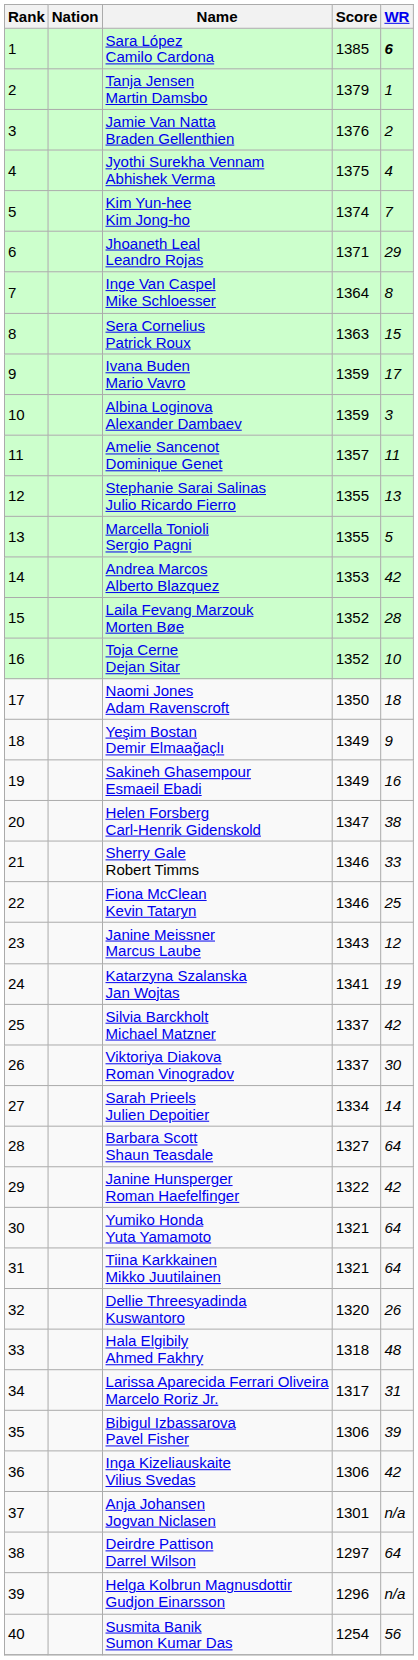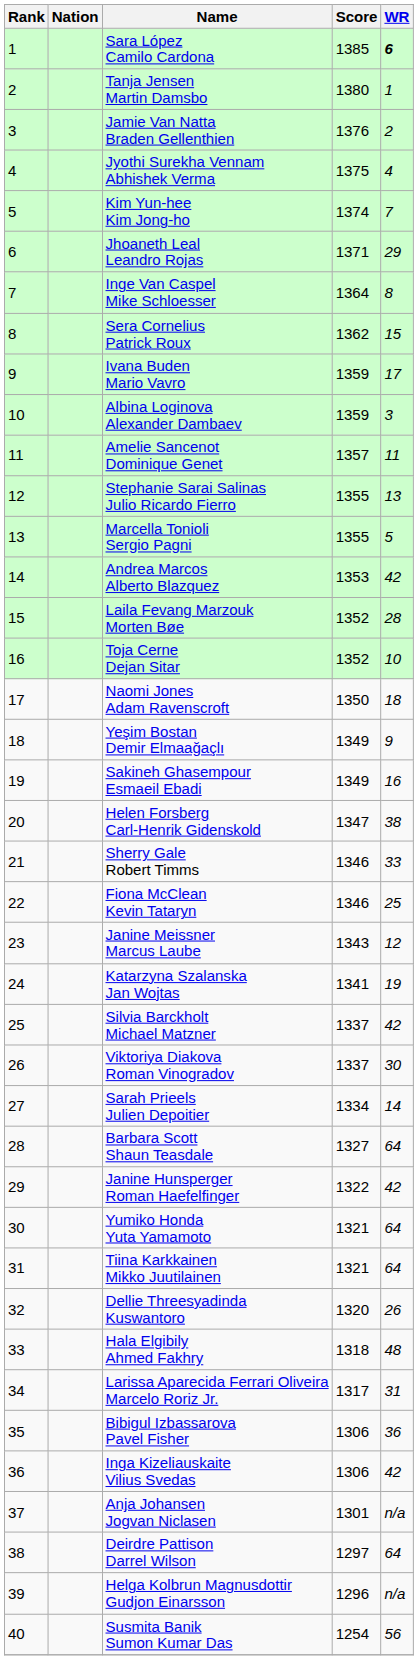(352, 89) 1379 -> (352, 89) 1380
(352, 333) 1363 -> (352, 333) 1362
(393, 1431) 39 -> (393, 1431) 36
